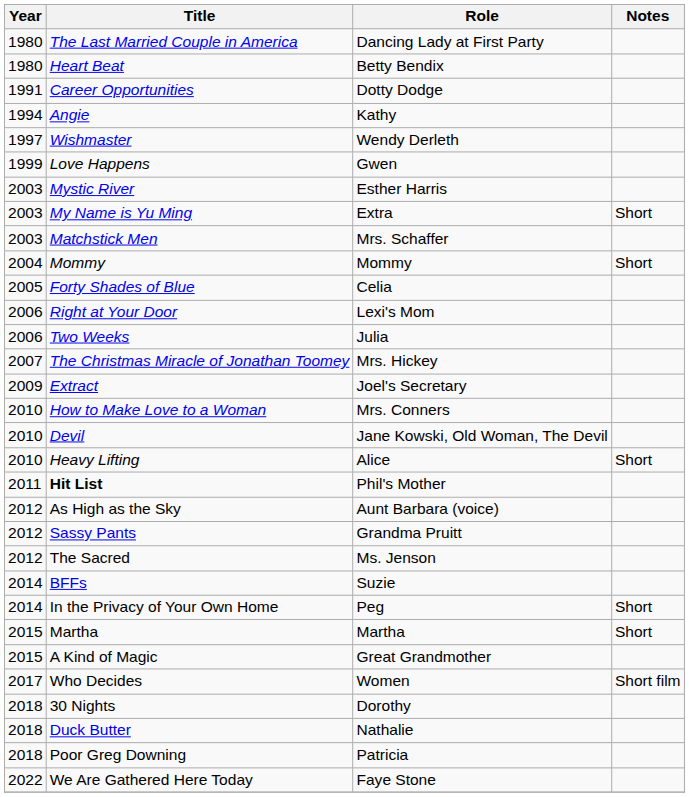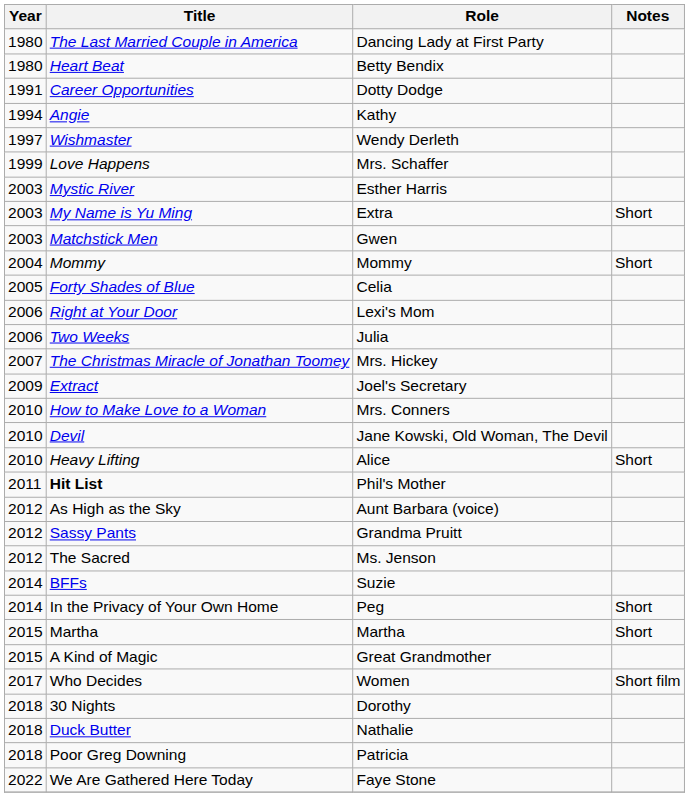(377, 164) Gwen -> (403, 164) Mrs. Schaffer
(403, 238) Mrs. Schaffer -> (377, 238) Gwen
